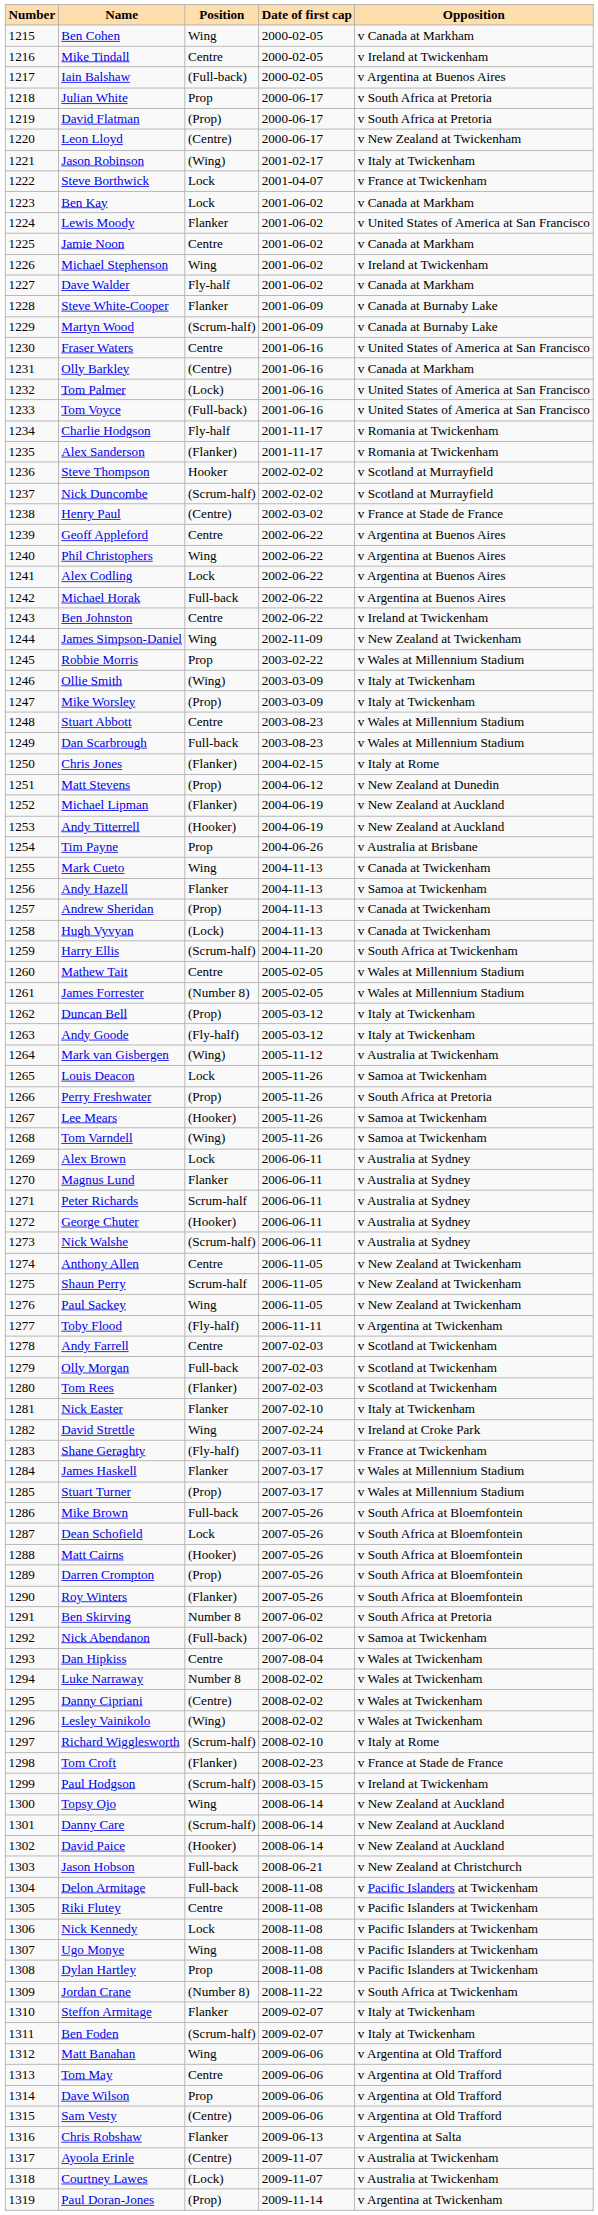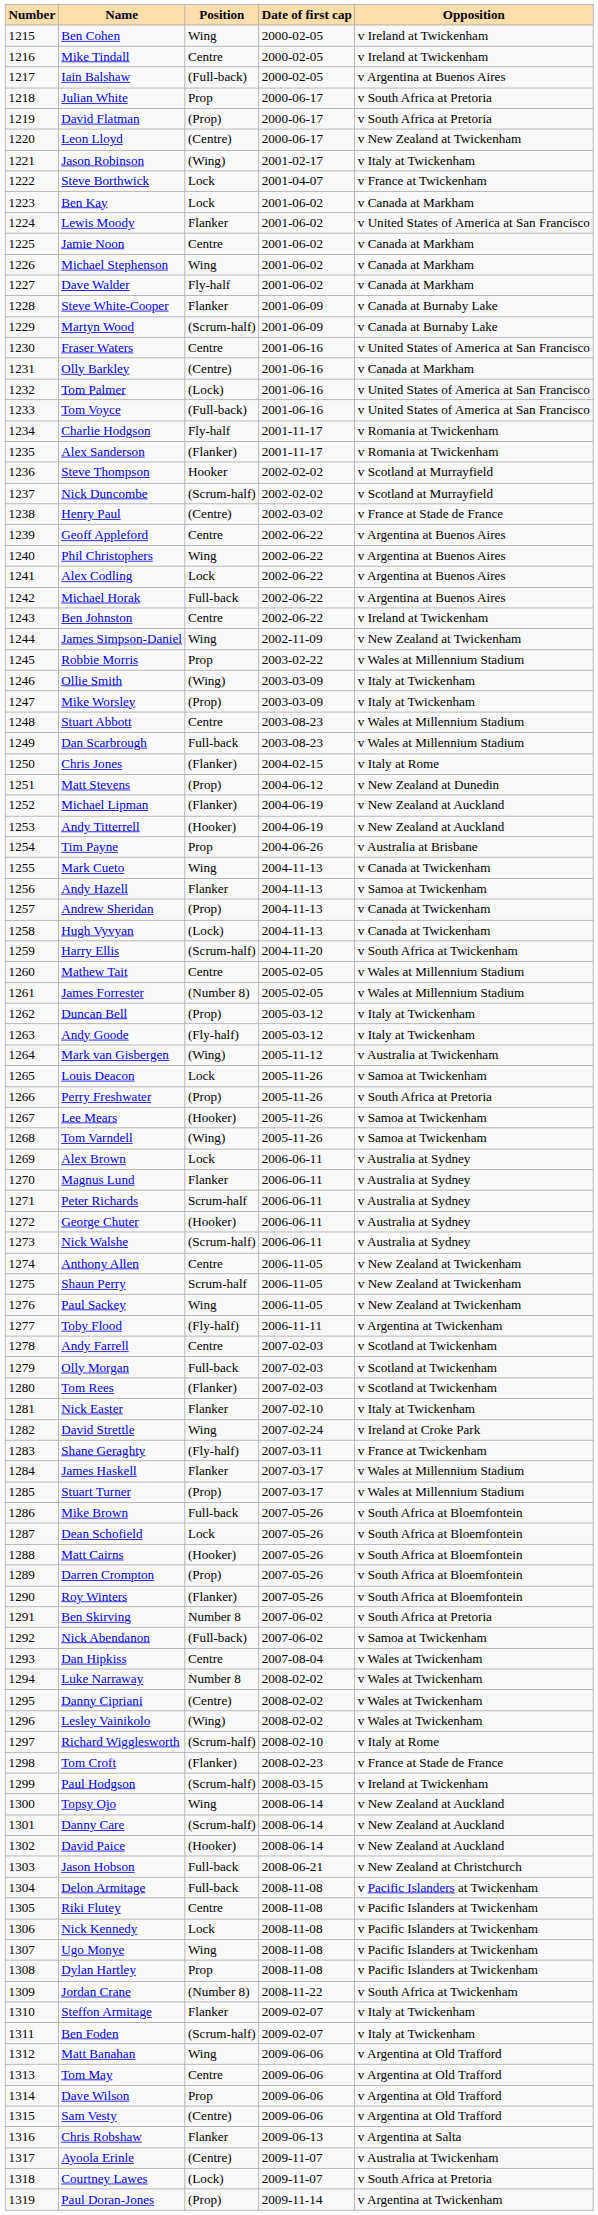(416, 35) v Canada at Markham -> (423, 35) v Ireland at Twickenham
(423, 264) v Ireland at Twickenham -> (416, 264) v Canada at Markham
(428, 2178) v Australia at Twickenham -> (425, 2178) v South Africa at Pretoria
